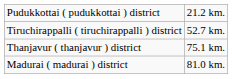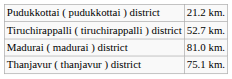rows swapped: (74, 47) <-> (67, 64)
